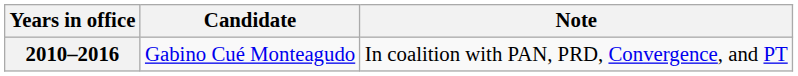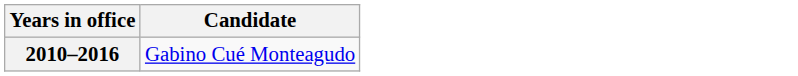- column: (576, 20)
